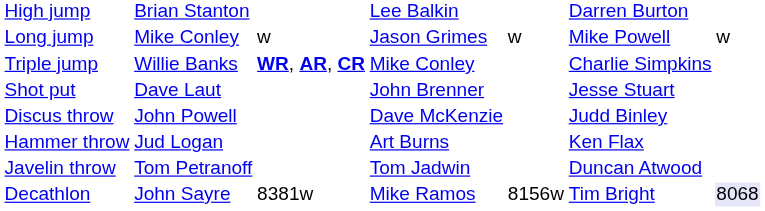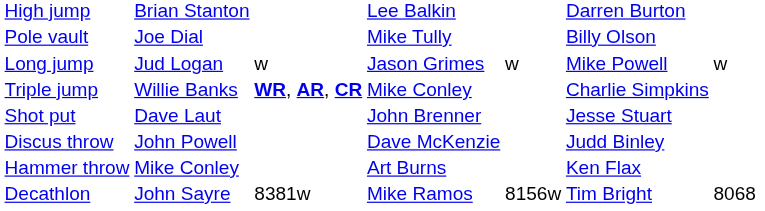+ row: (46, 37)
(187, 37) Mike Conley -> (179, 63) Jud Logan
(179, 142) Jud Logan -> (187, 168) Mike Conley
- row: (60, 168)
(738, 194) lavender background -> (735, 194) no background
